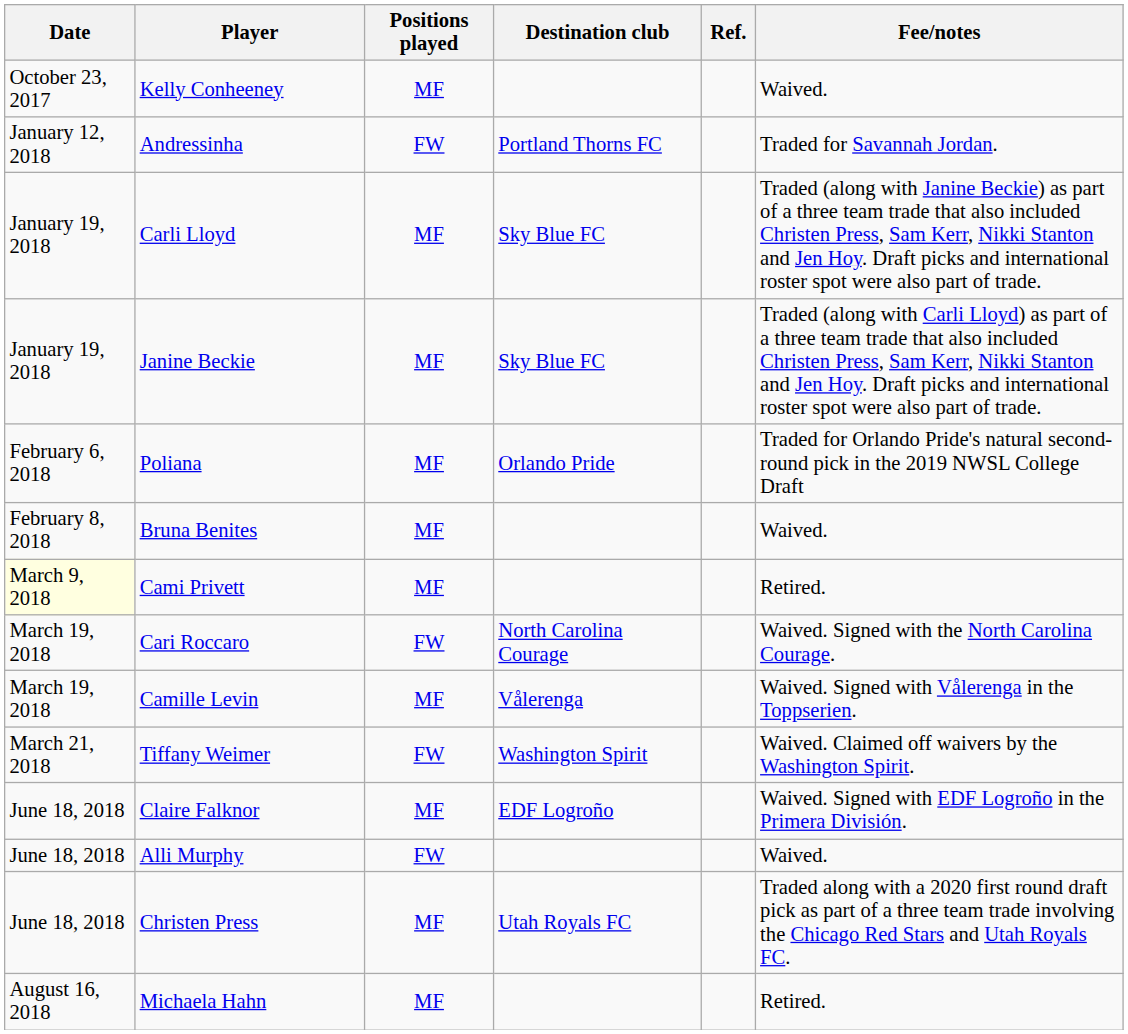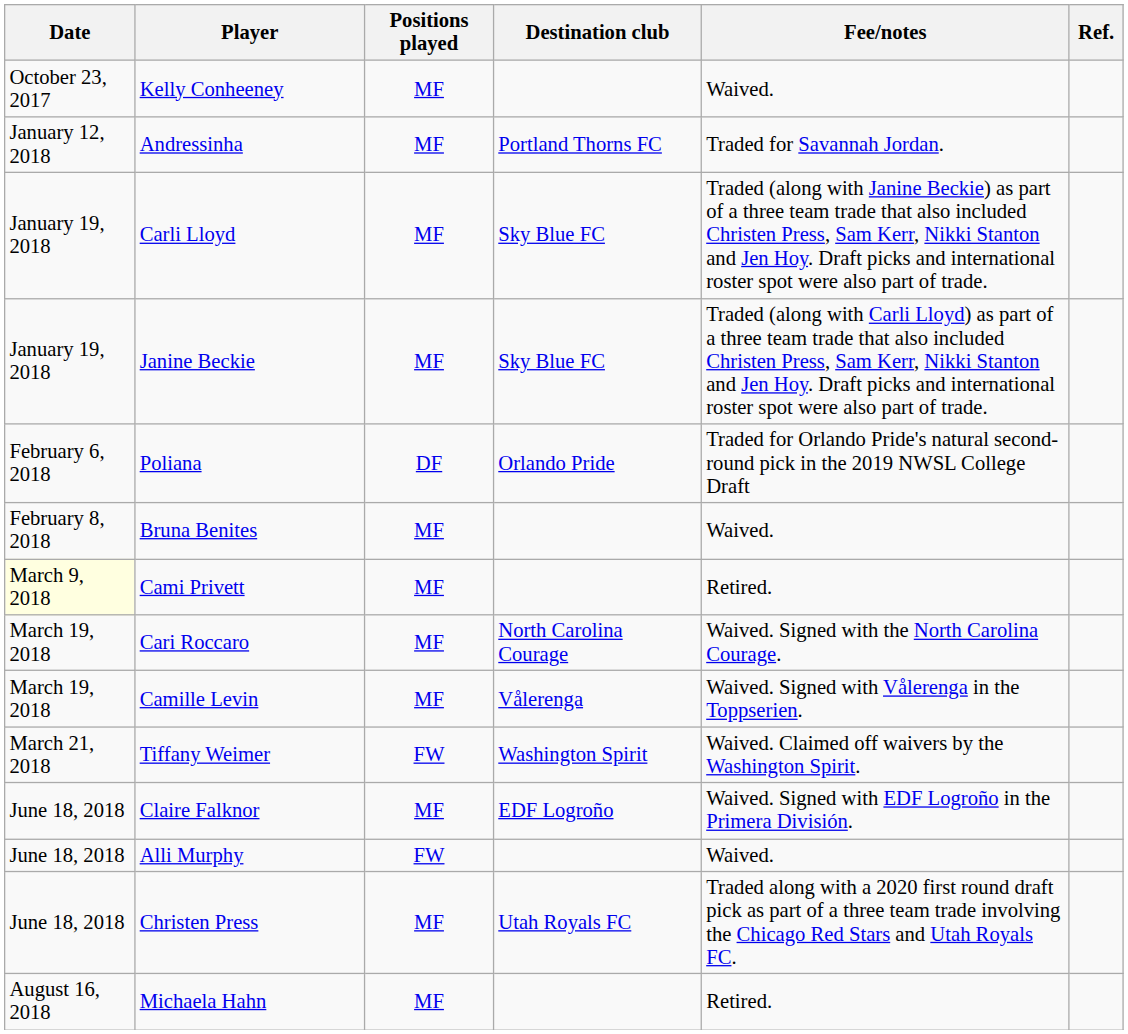columns swapped: (939, 32) <-> (728, 32)
(429, 144) FW -> (429, 144) MF
(429, 463) MF -> (429, 463) DF
(429, 642) FW -> (429, 642) MF
